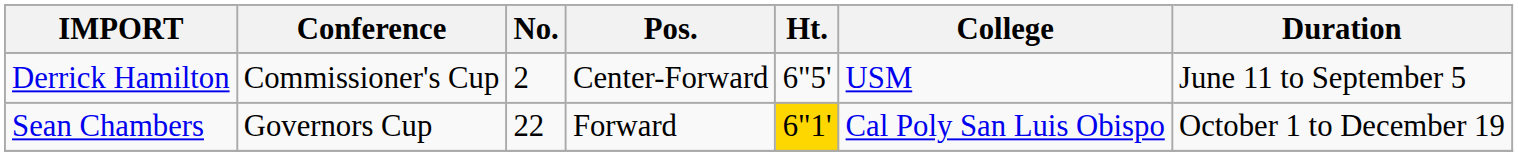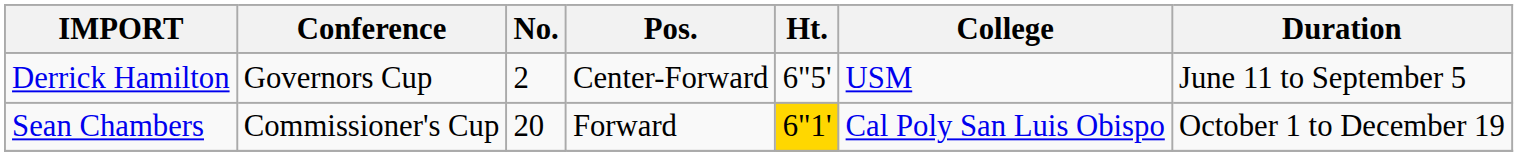(372, 77) Commissioner's Cup -> (338, 77) Governors Cup
(338, 126) Governors Cup -> (372, 126) Commissioner's Cup
(529, 126) 22 -> (529, 126) 20
